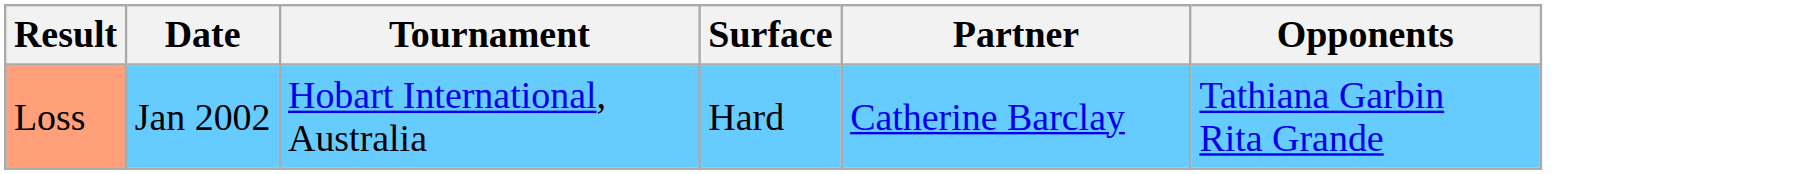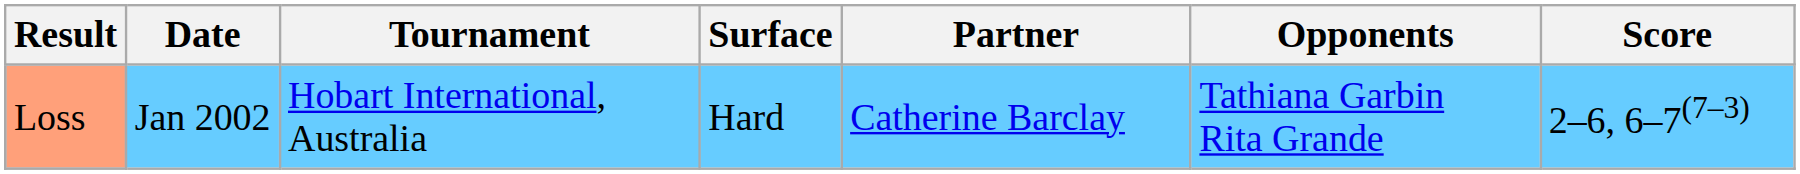+ column: (1667, 34)
